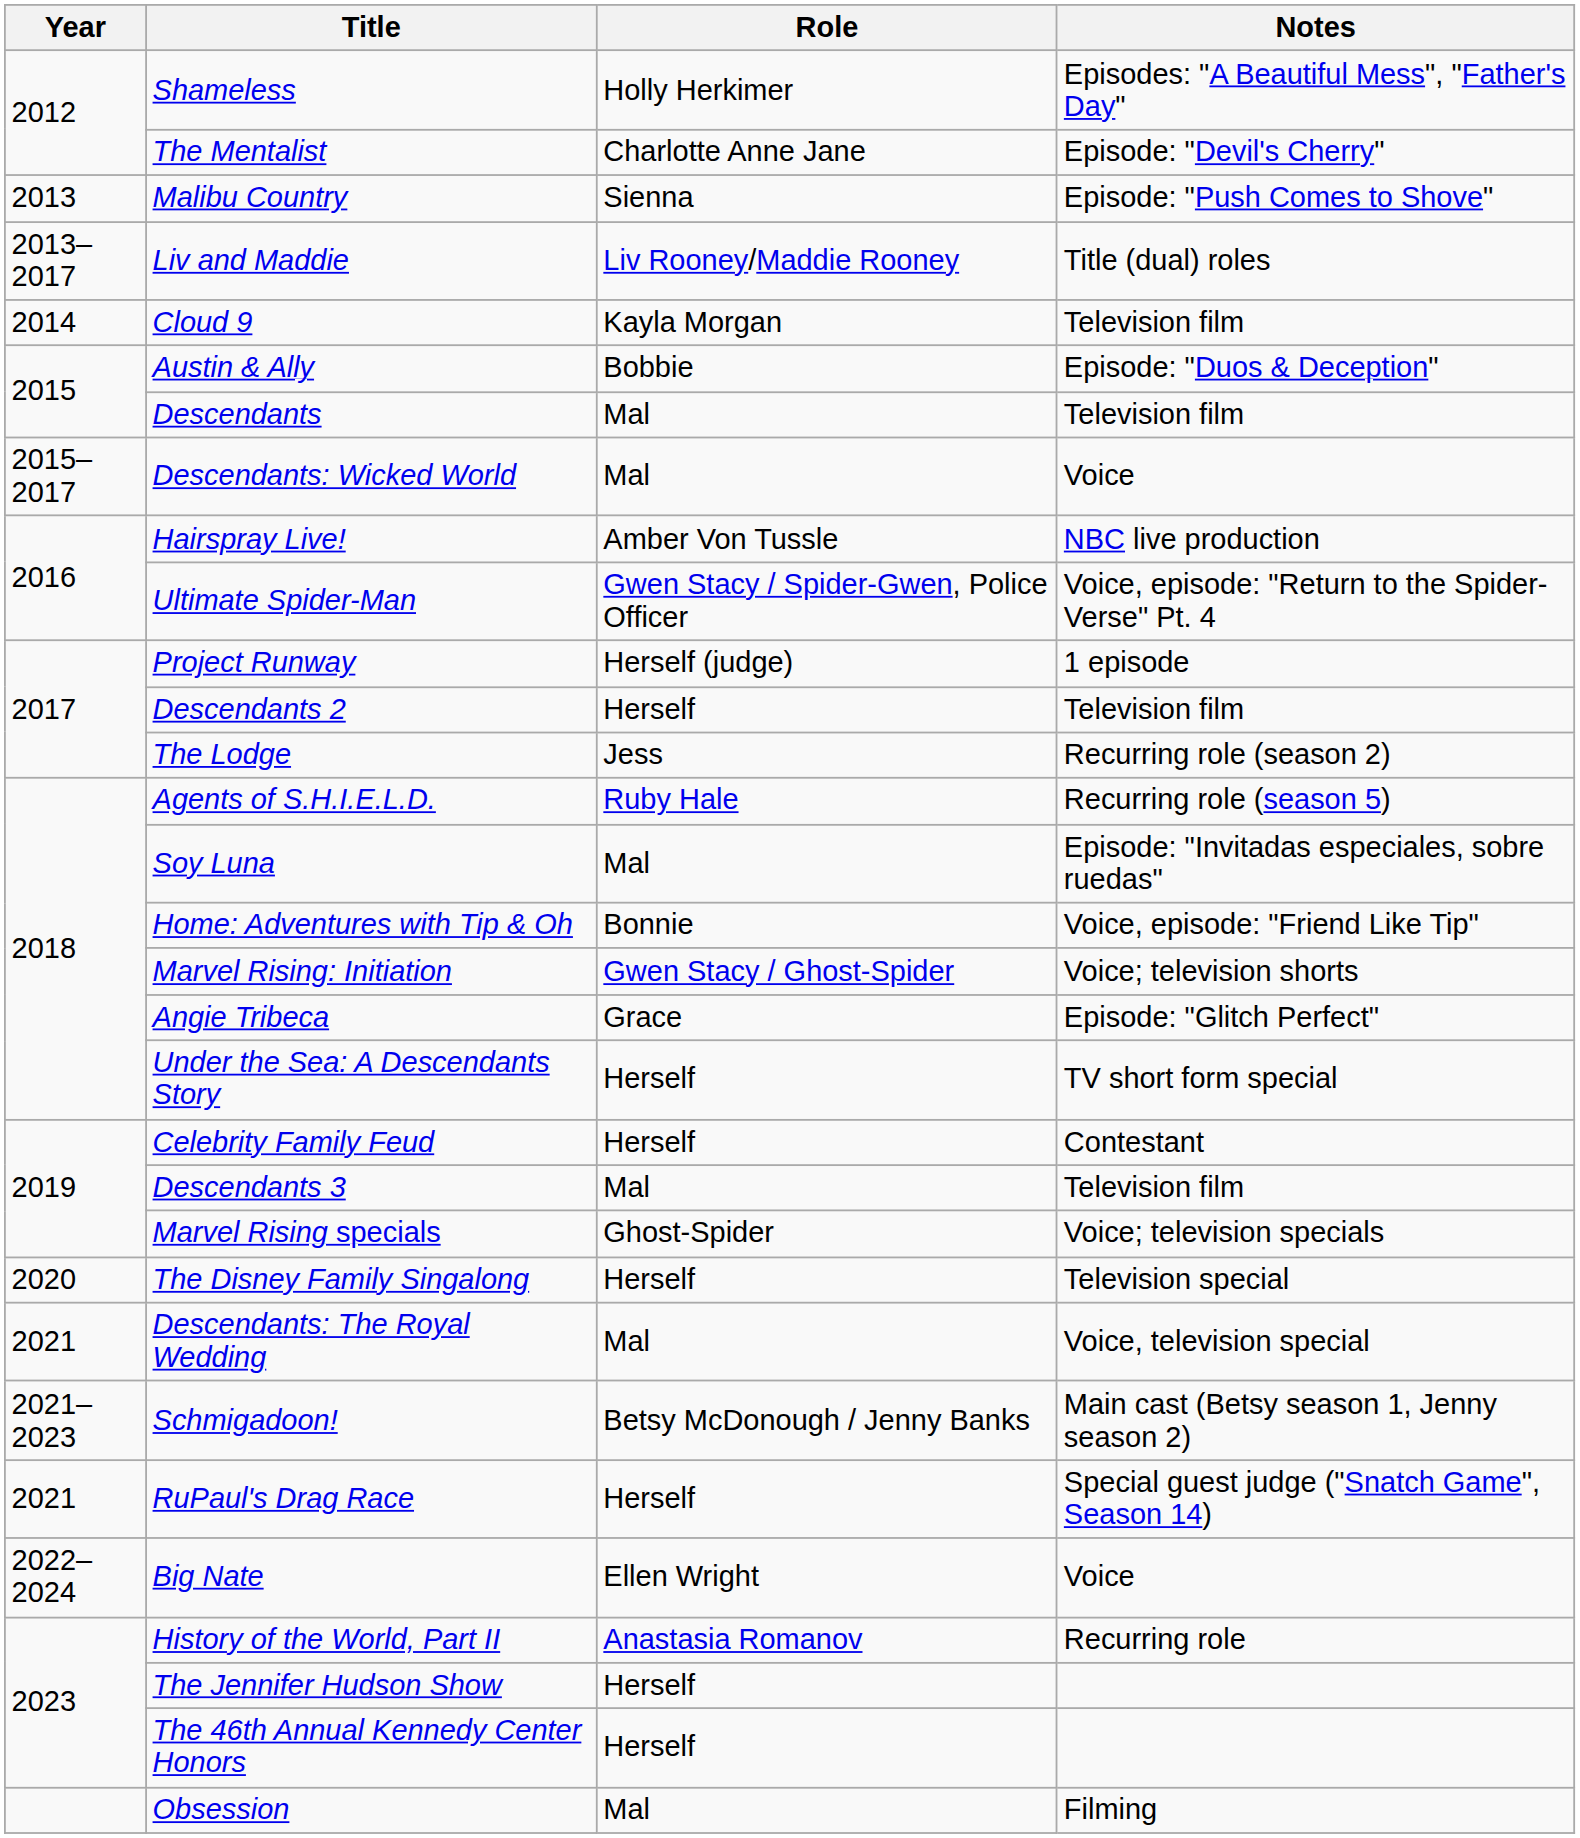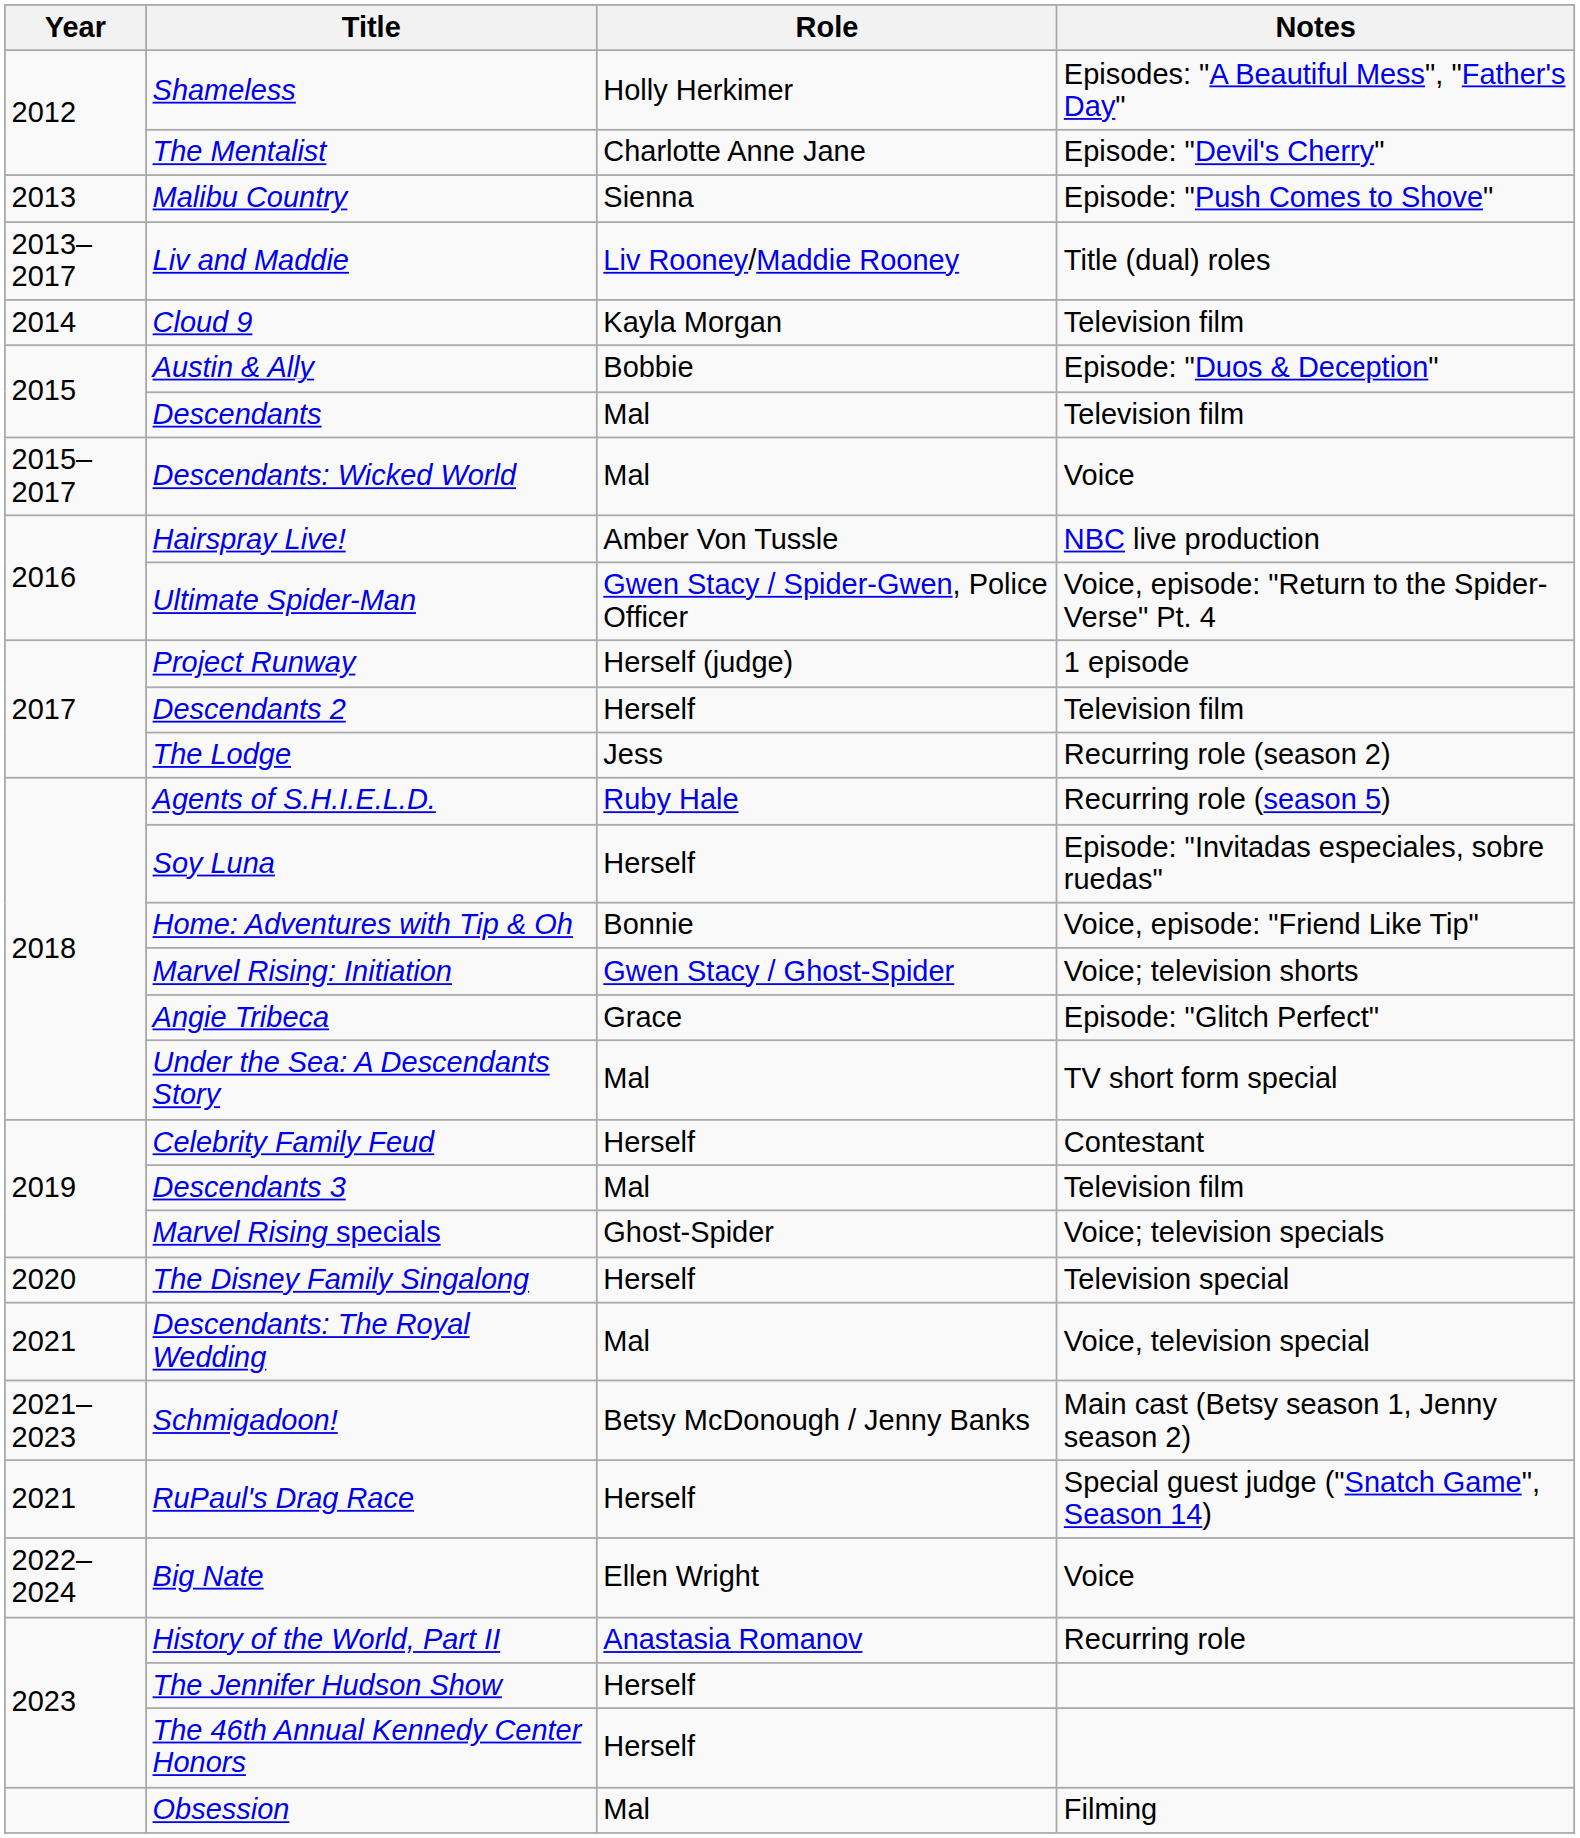(627, 863) Mal -> (649, 863) Herself
(649, 1079) Herself -> (627, 1079) Mal
